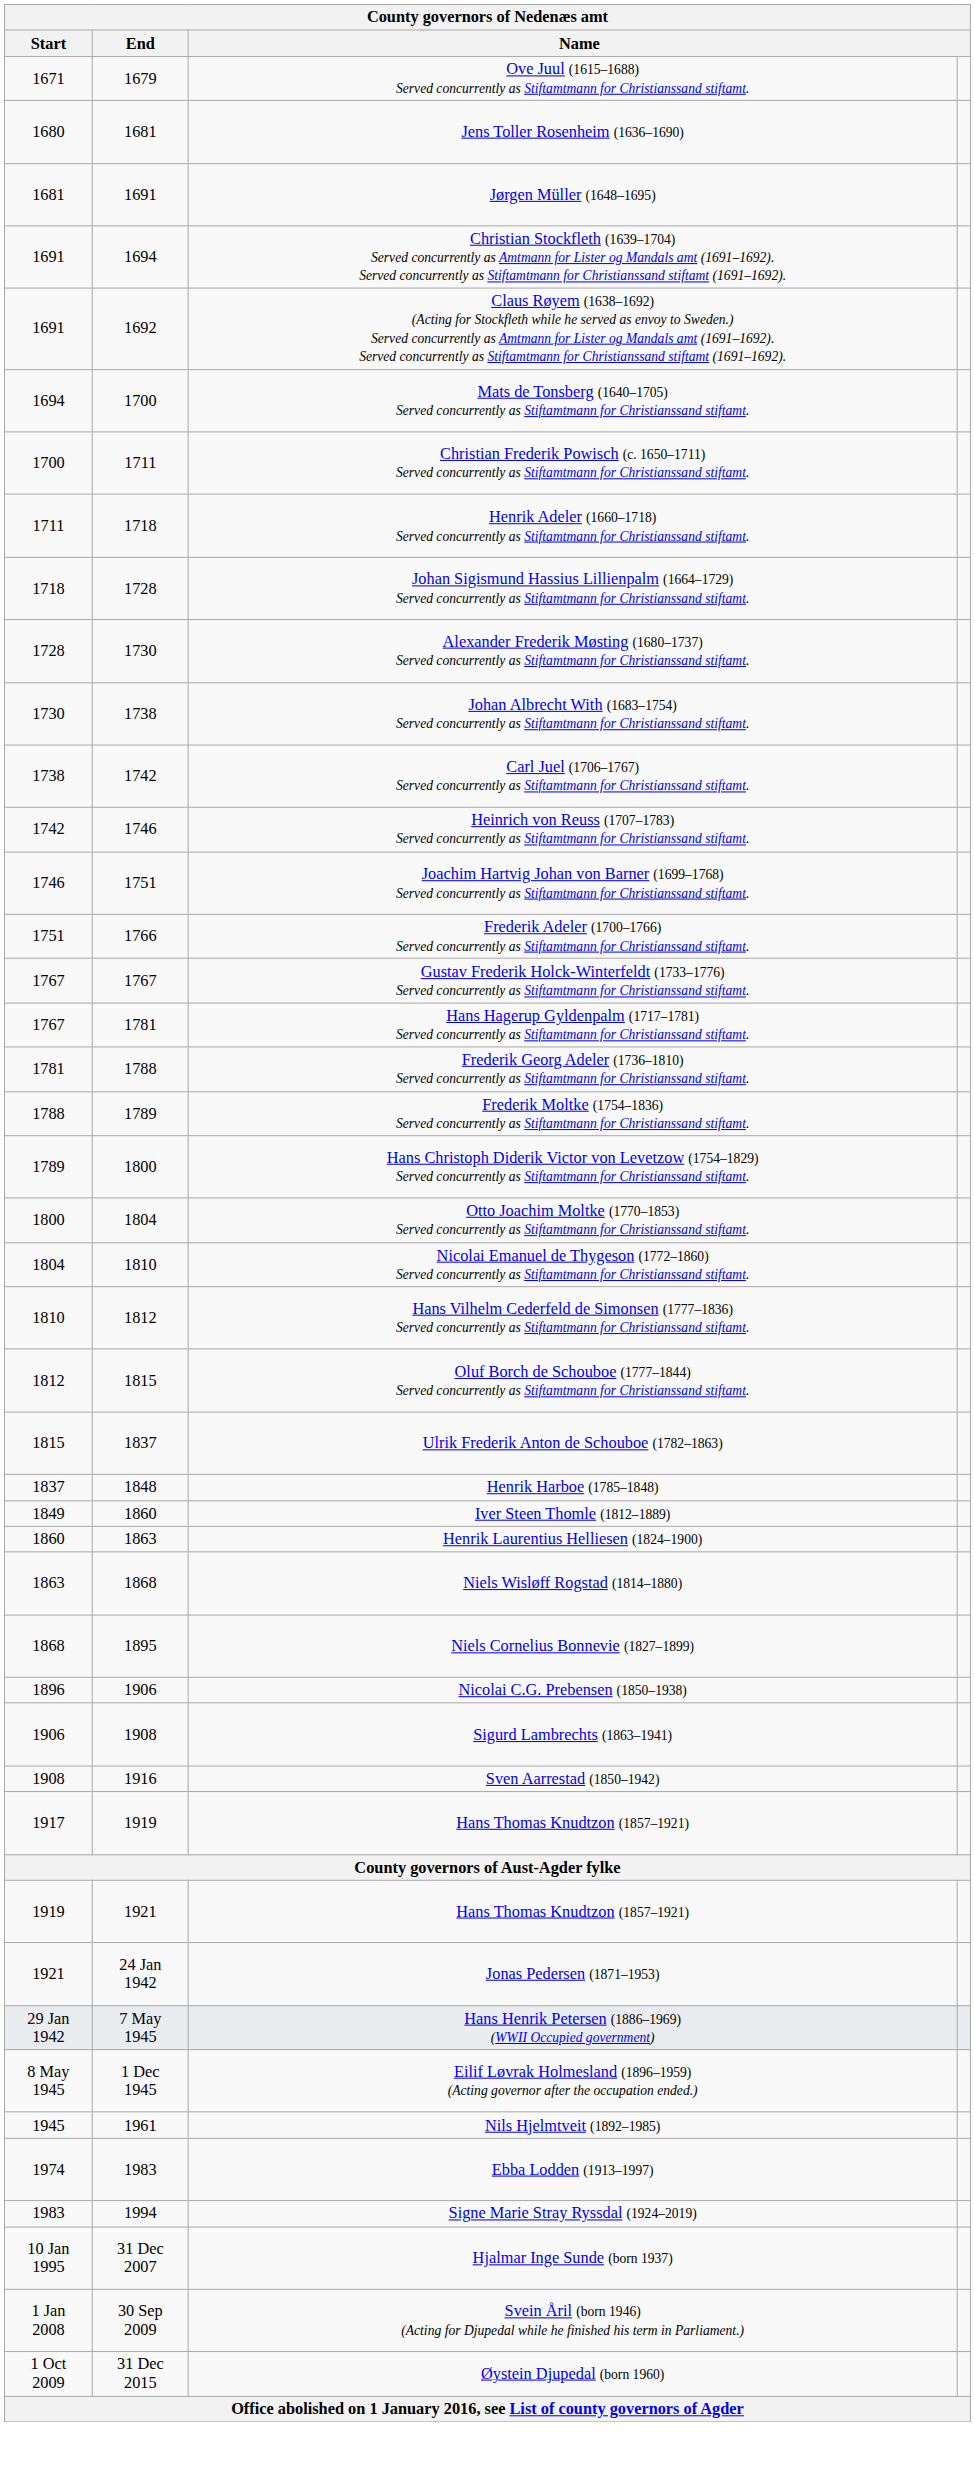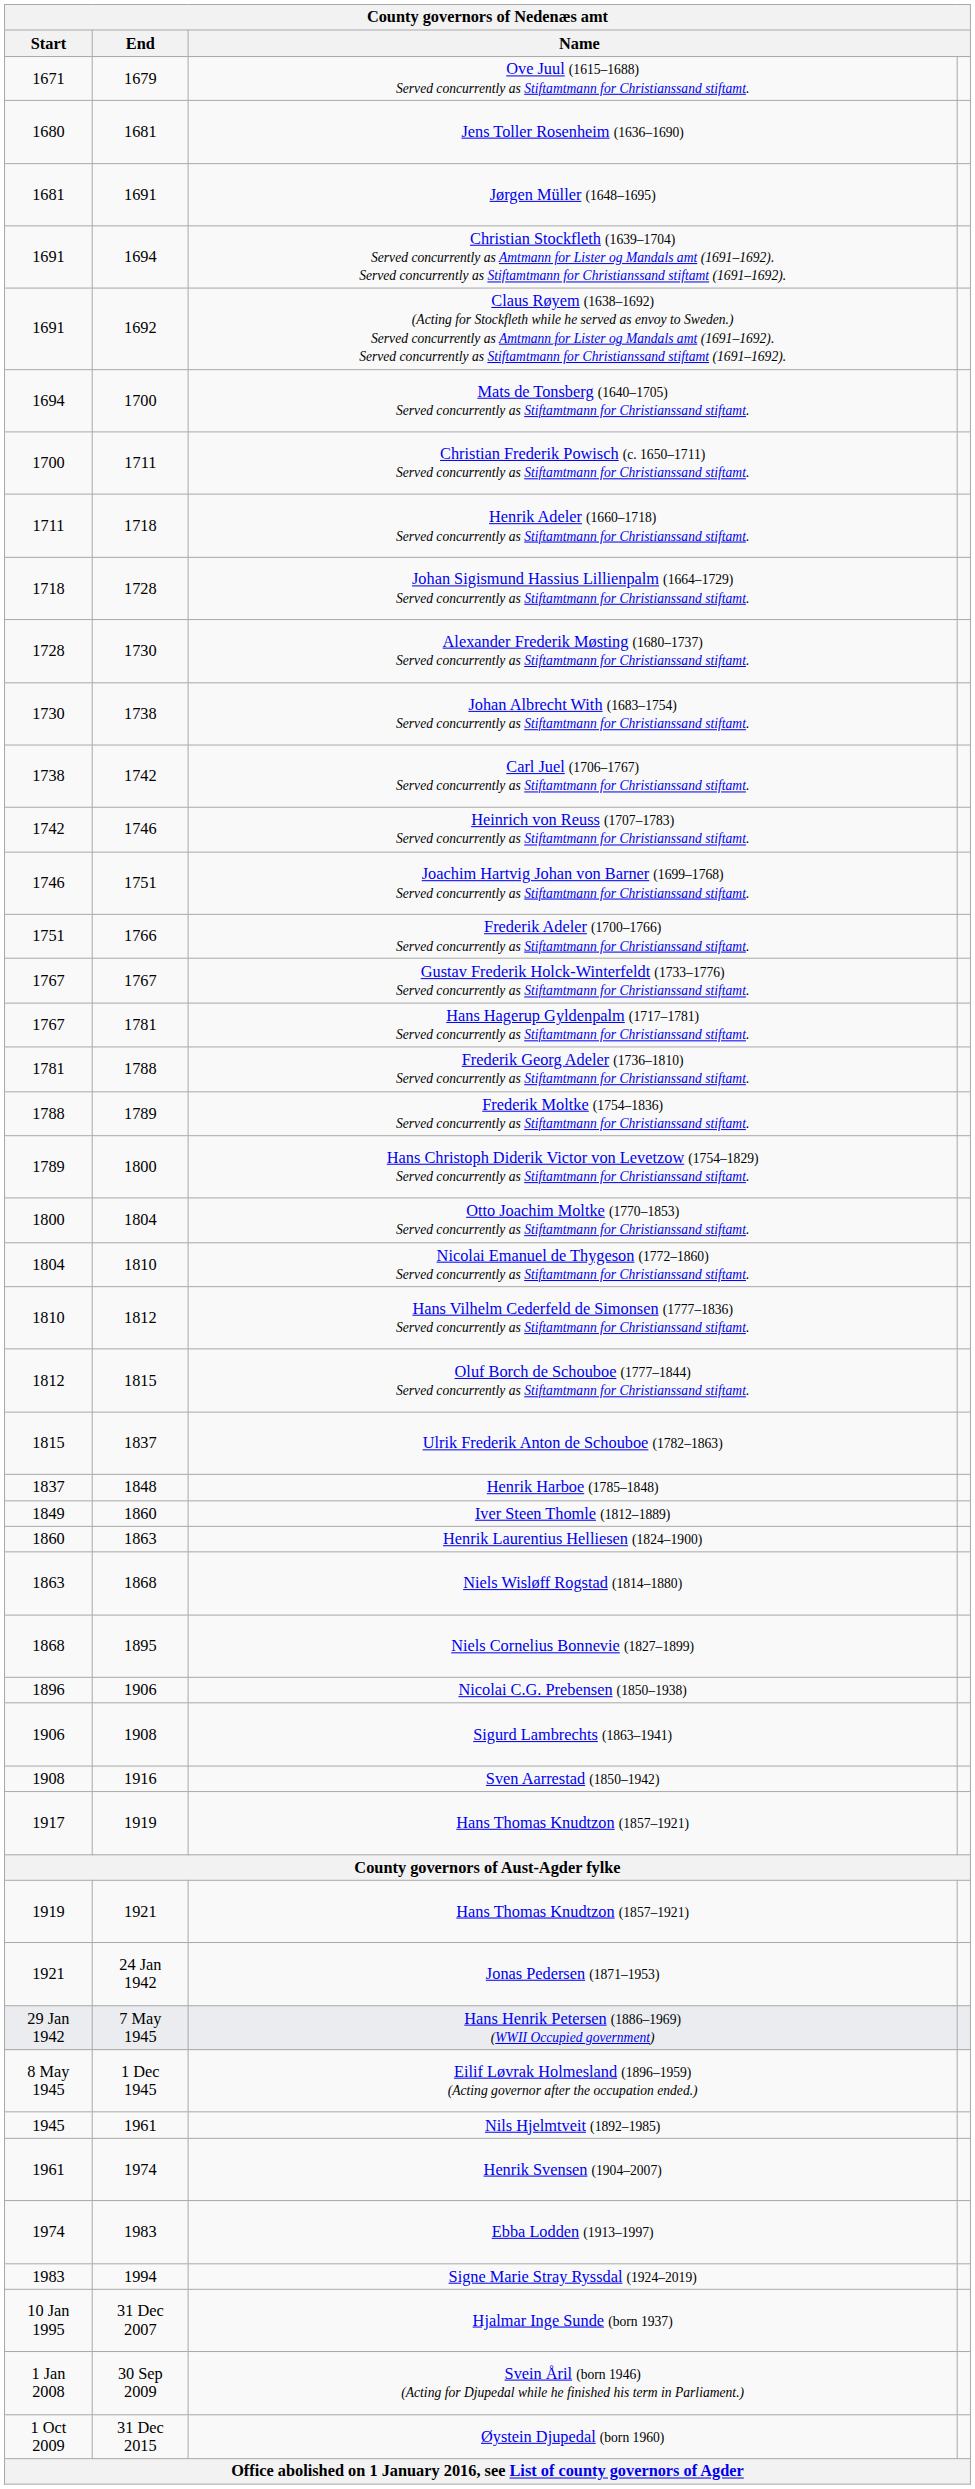+ row: (140, 2169)
